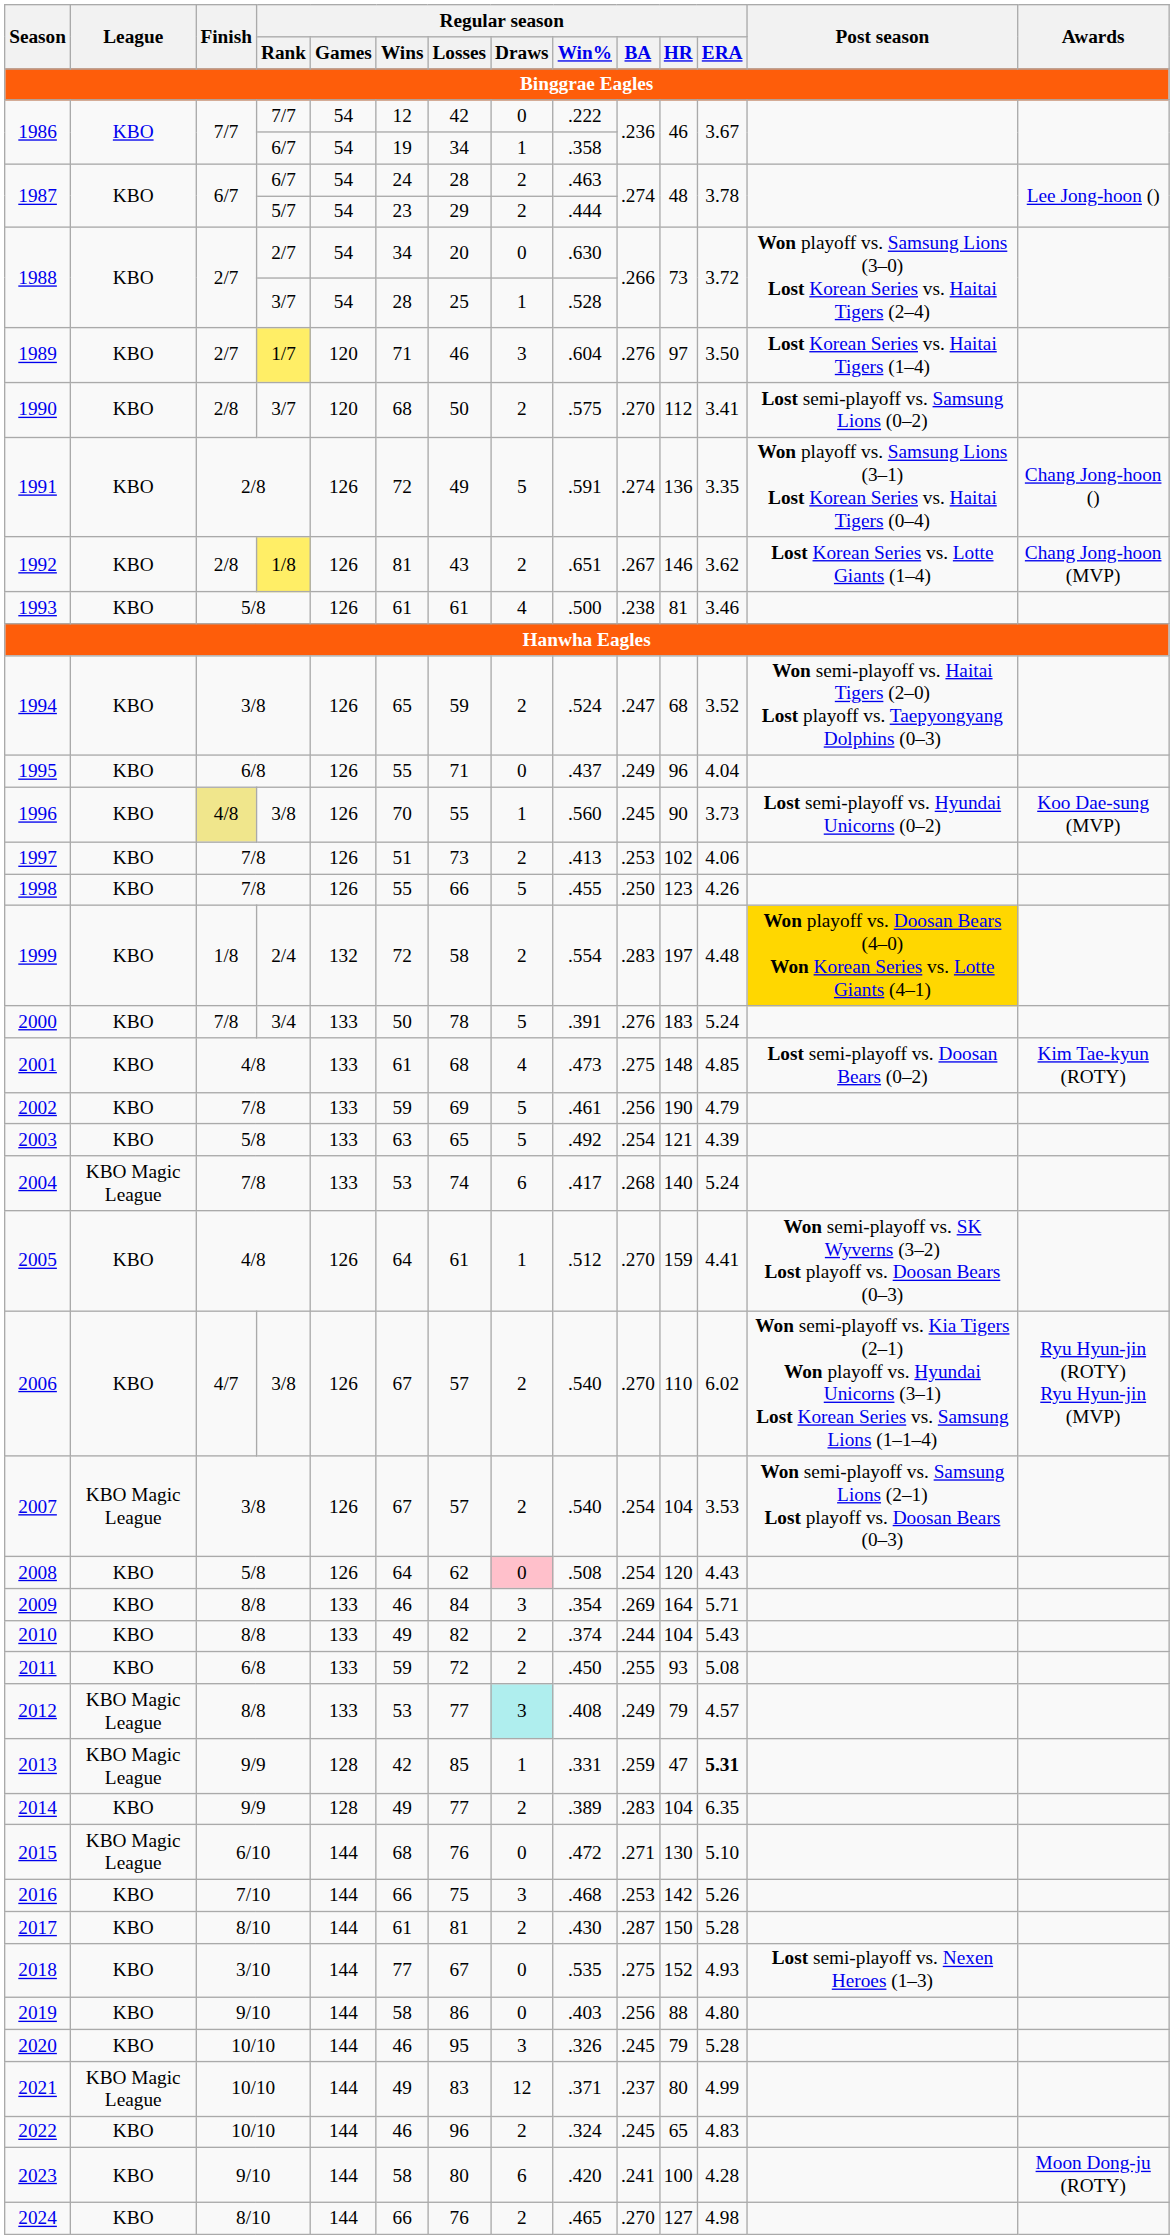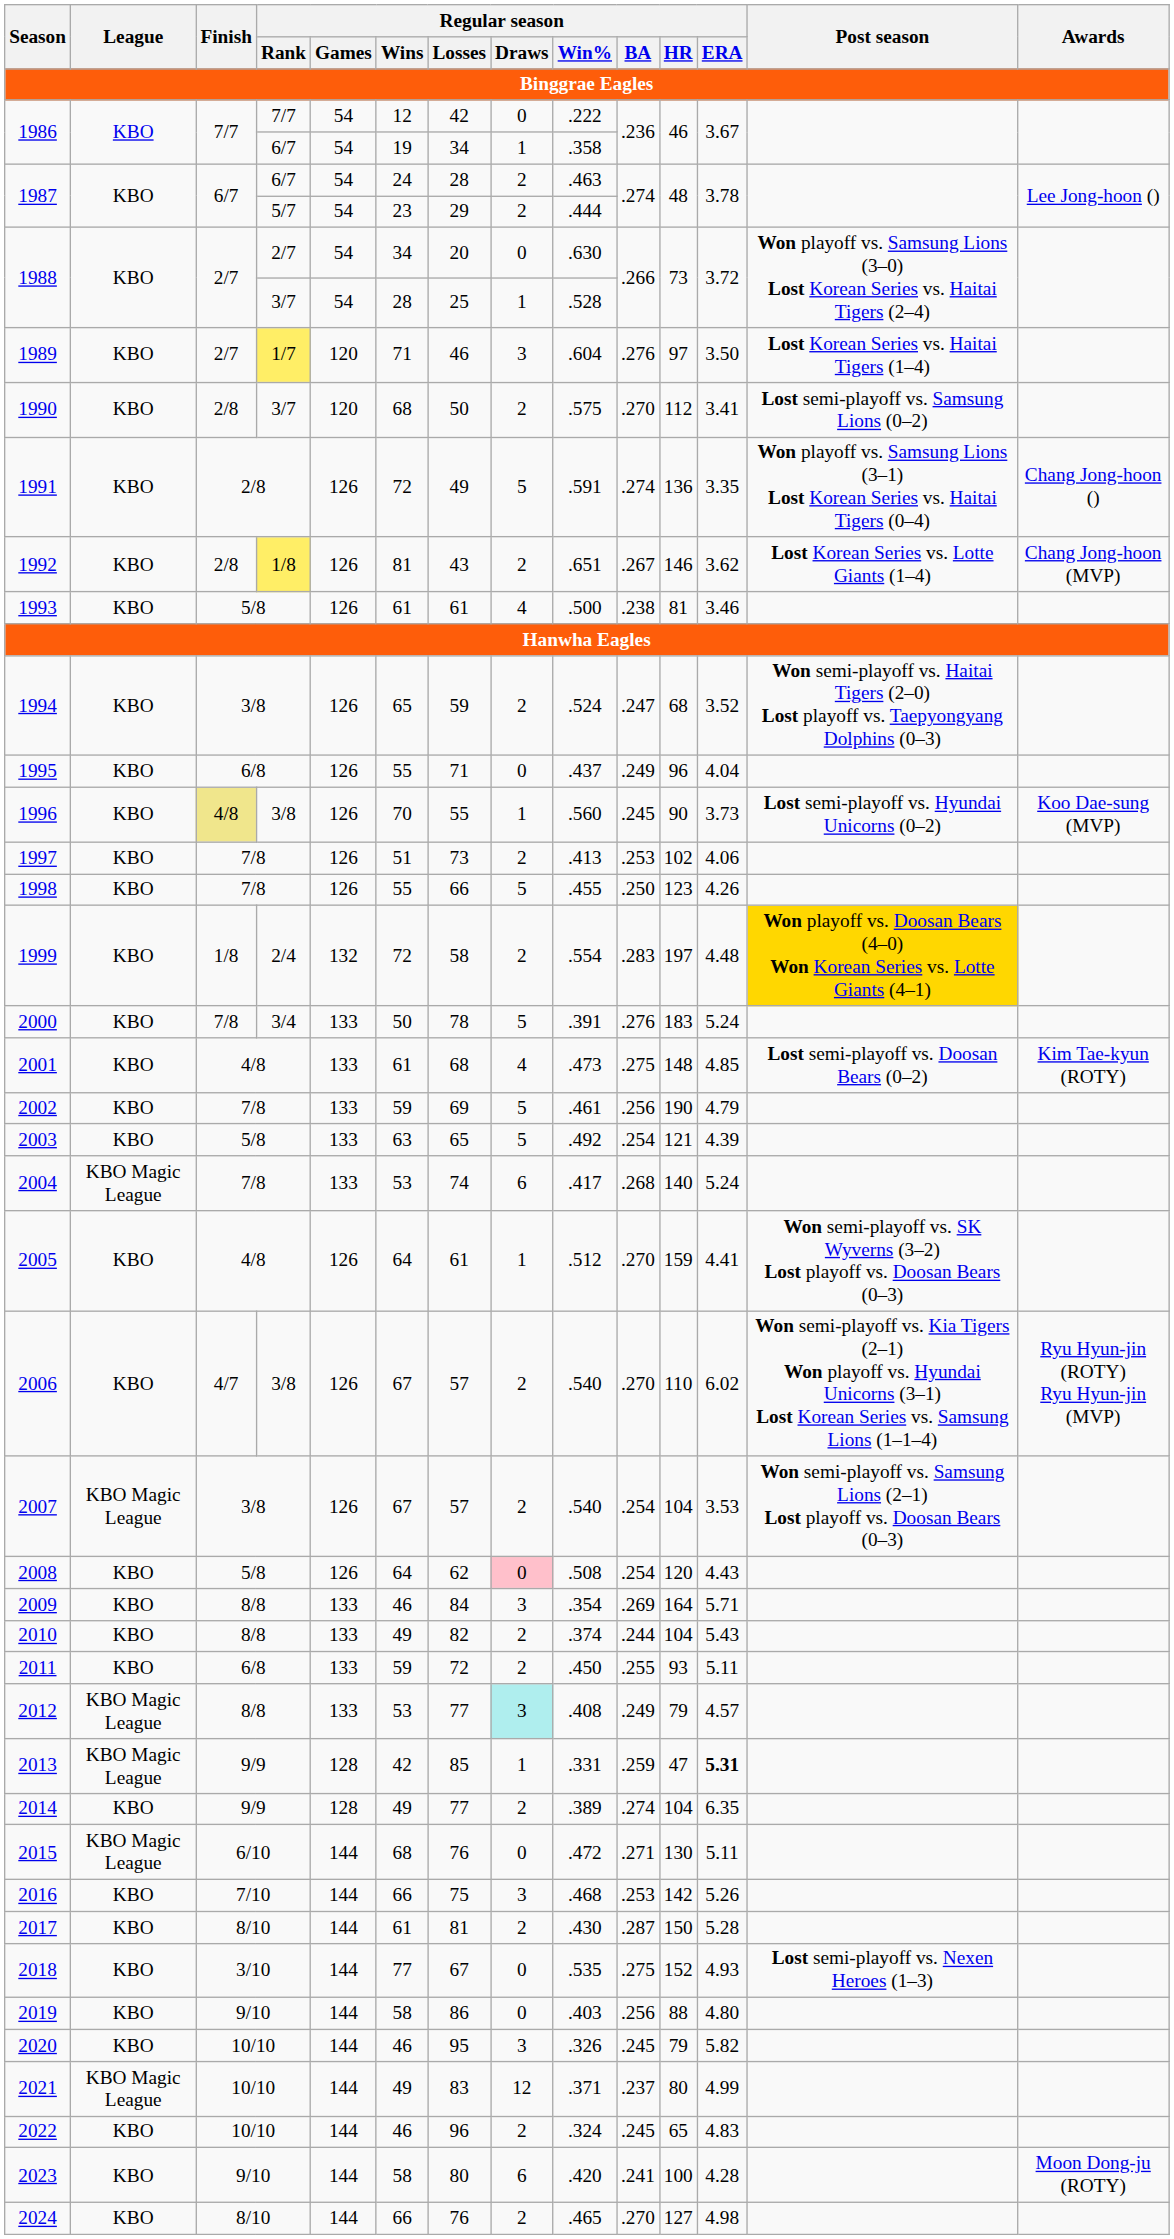(722, 1667) 5.08 -> (722, 1667) 5.11
(638, 1809) .283 -> (638, 1809) .274
(722, 1852) 5.10 -> (722, 1852) 5.11
(722, 2045) 5.28 -> (722, 2045) 5.82
